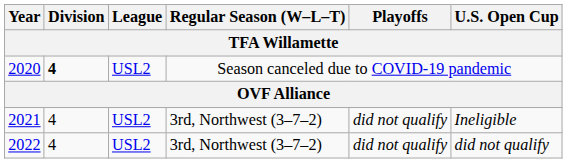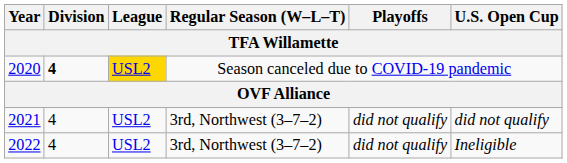(131, 68) no background -> (131, 68) gold background
(486, 119) Ineligible -> (502, 119) did not qualify
(502, 145) did not qualify -> (486, 145) Ineligible
